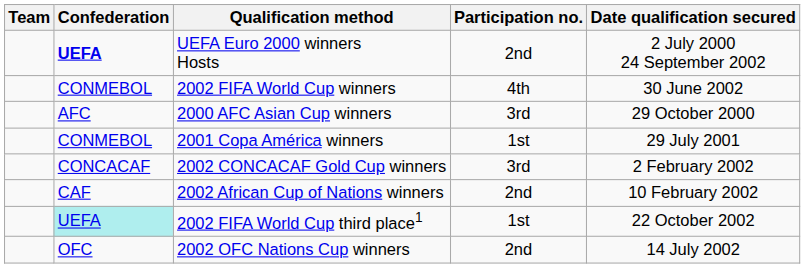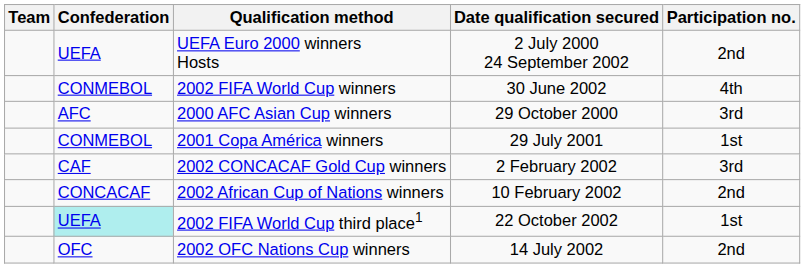columns swapped: (693, 17) <-> (518, 17)
(80, 52) bold -> (79, 52) normal
(104, 166) CONCACAF -> (74, 166) CAF
(74, 192) CAF -> (104, 192) CONCACAF
